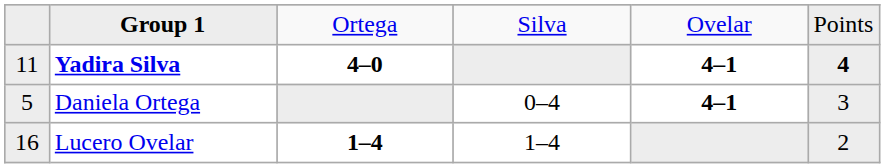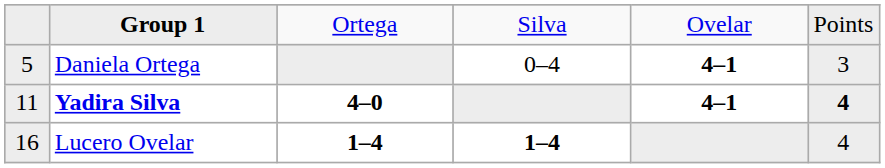rows swapped: (127, 103) <-> (118, 64)
(542, 142) normal -> (542, 142) bold
(843, 142) 2 -> (843, 142) 4
